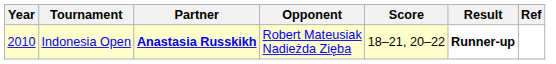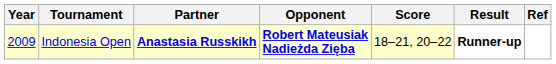(21, 42) 2010 -> (21, 42) 2009
(312, 42) normal -> (315, 42) bold
